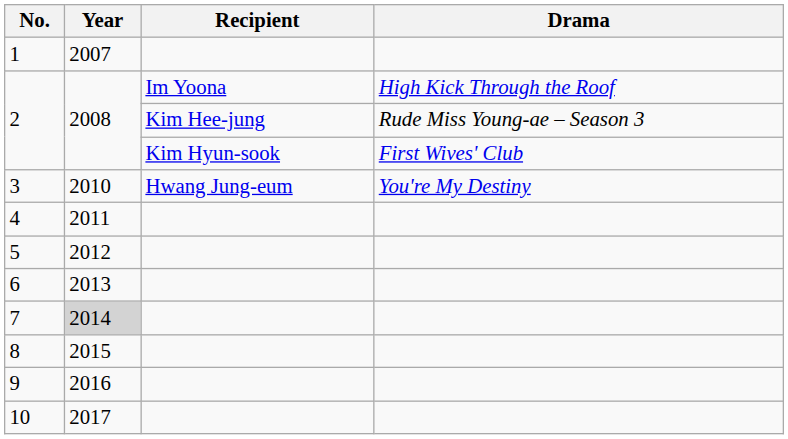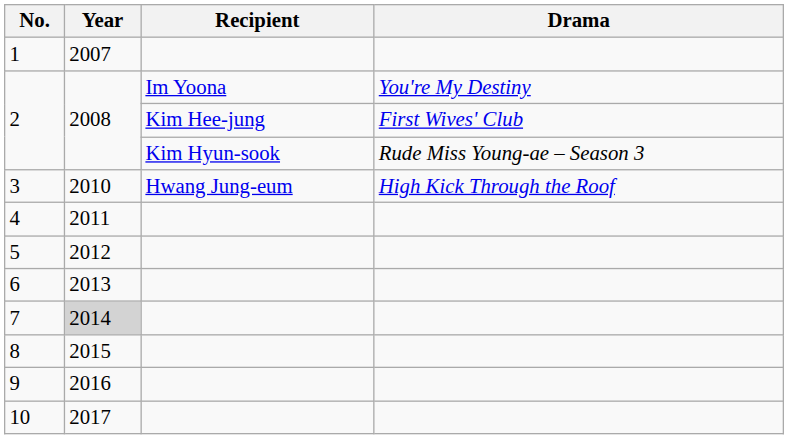(497, 86) High Kick Through the Roof -> (455, 86) You're My Destiny
(512, 119) Rude Miss Young-ae – Season 3 -> (451, 119) First Wives' Club
(451, 152) First Wives' Club -> (512, 152) Rude Miss Young-ae – Season 3
(455, 185) You're My Destiny -> (497, 185) High Kick Through the Roof
